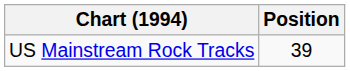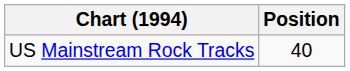(301, 50) 39 -> (301, 50) 40
